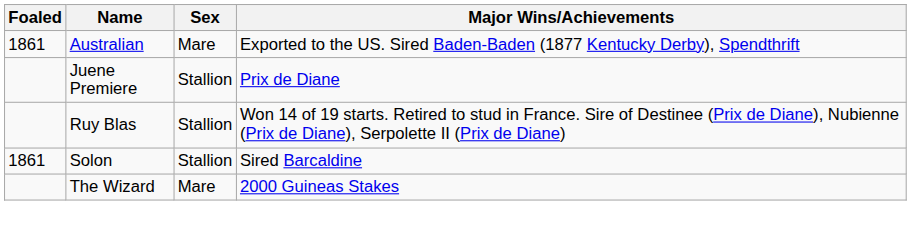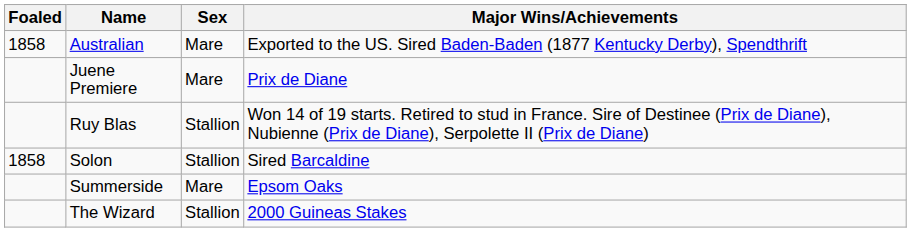(27, 44) 1861 -> (27, 44) 1858
(205, 79) Stallion -> (204, 79) Mare
(27, 160) 1861 -> (27, 160) 1858
+ row: (116, 187)
(197, 187) Mare -> (212, 213) Stallion
